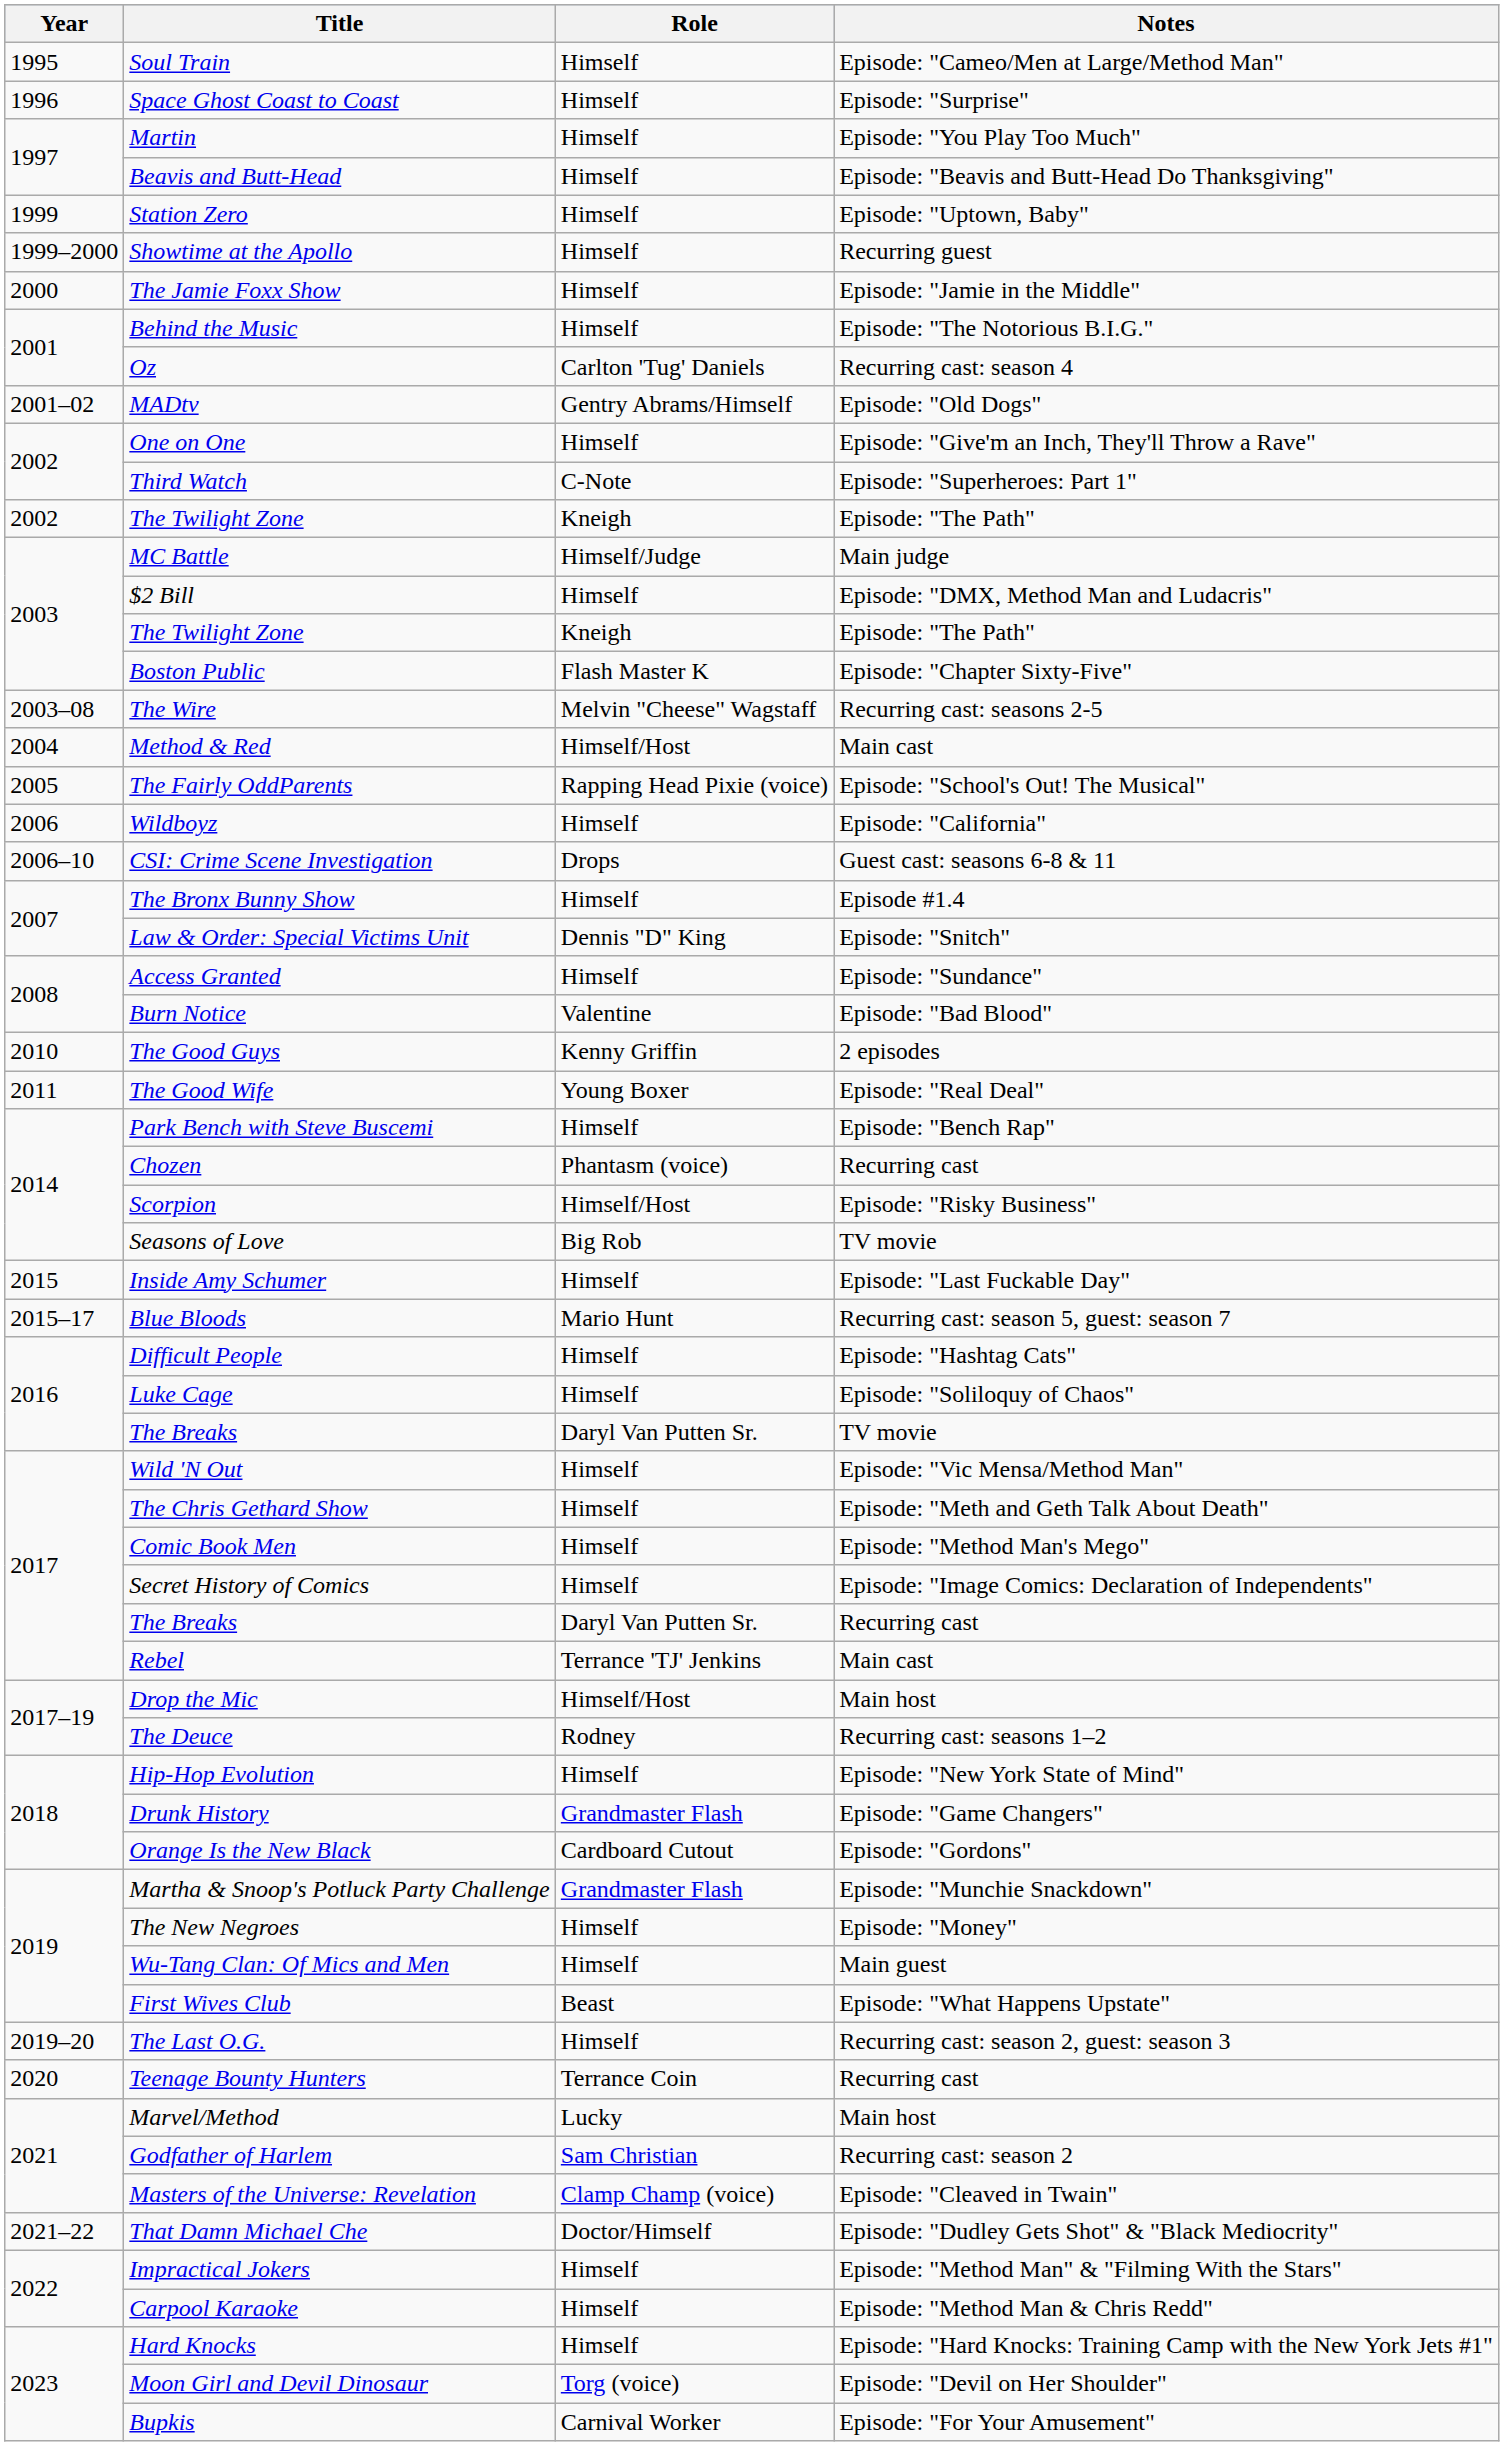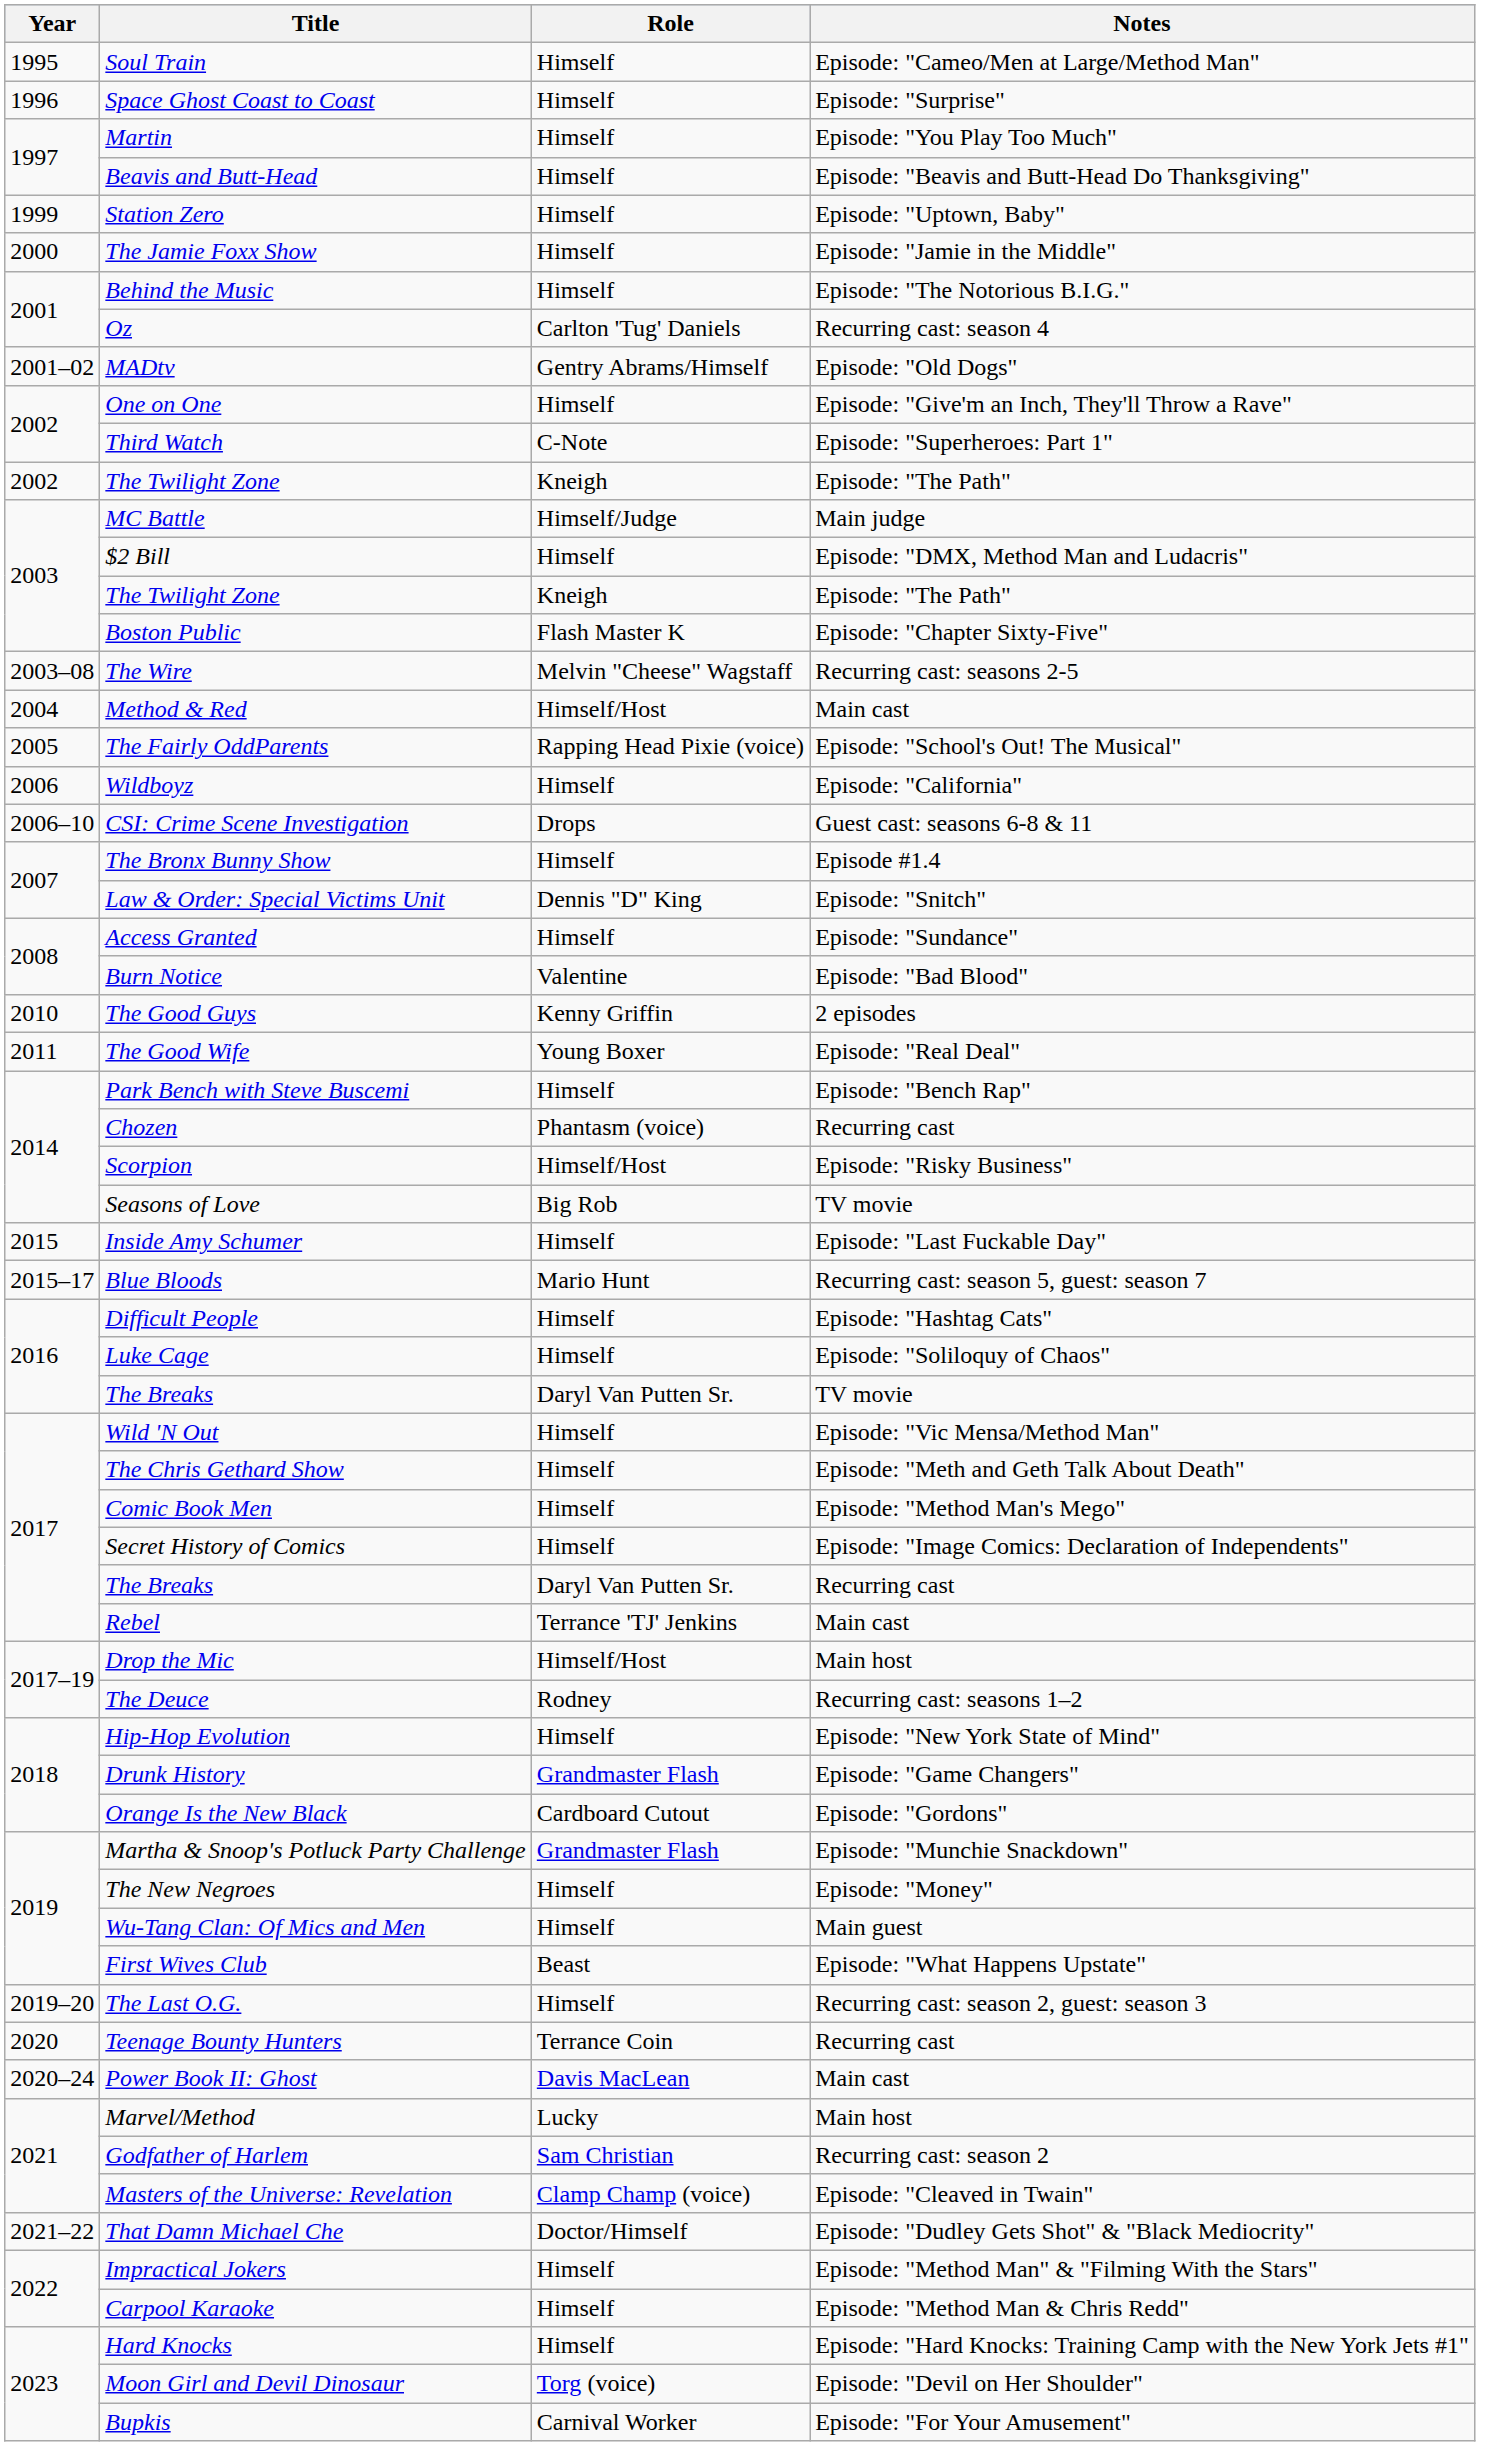- row: (64, 251)
+ row: (52, 2078)
